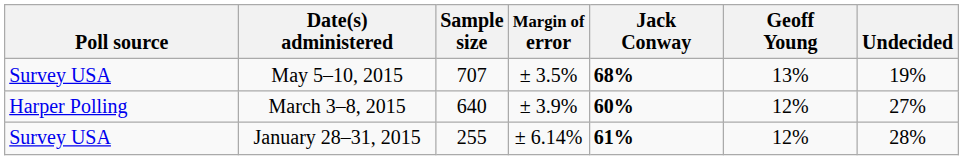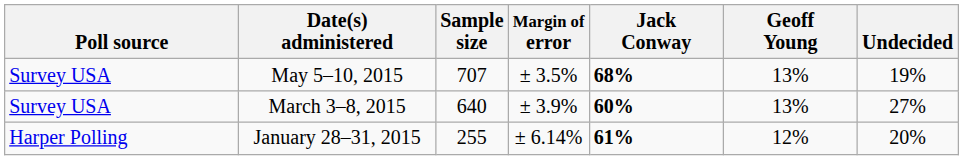(68, 106) Harper Polling -> (60, 106) Survey USA
(790, 106) 12% -> (790, 106) 13%
(60, 138) Survey USA -> (68, 138) Harper Polling
(908, 138) 28% -> (908, 138) 20%
